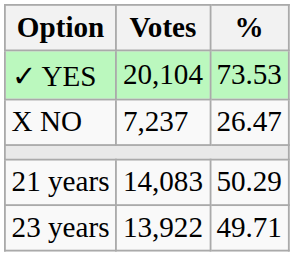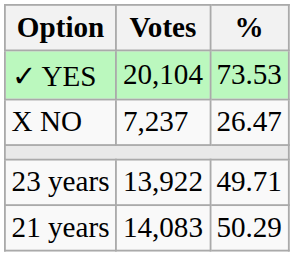rows swapped: (61, 181) <-> (61, 227)
